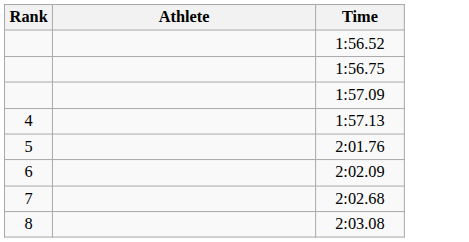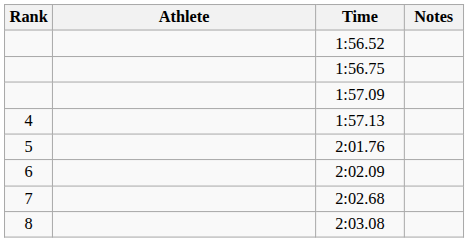+ column: (434, 17)
